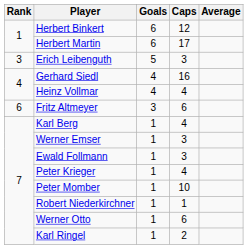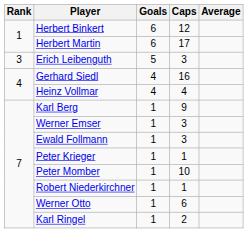- row: (67, 108)
(184, 124) 4 -> (184, 108) 9
(184, 172) 4 -> (184, 156) 1
